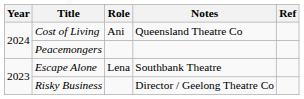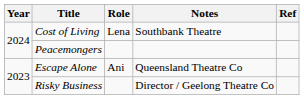(116, 31) Ani -> (119, 31) Lena
(189, 31) Queensland Theatre Co -> (178, 31) Southbank Theatre
(119, 67) Lena -> (116, 67) Ani
(178, 67) Southbank Theatre -> (189, 67) Queensland Theatre Co
